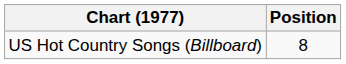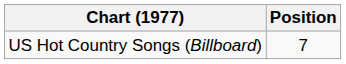(303, 44) 8 -> (303, 44) 7
